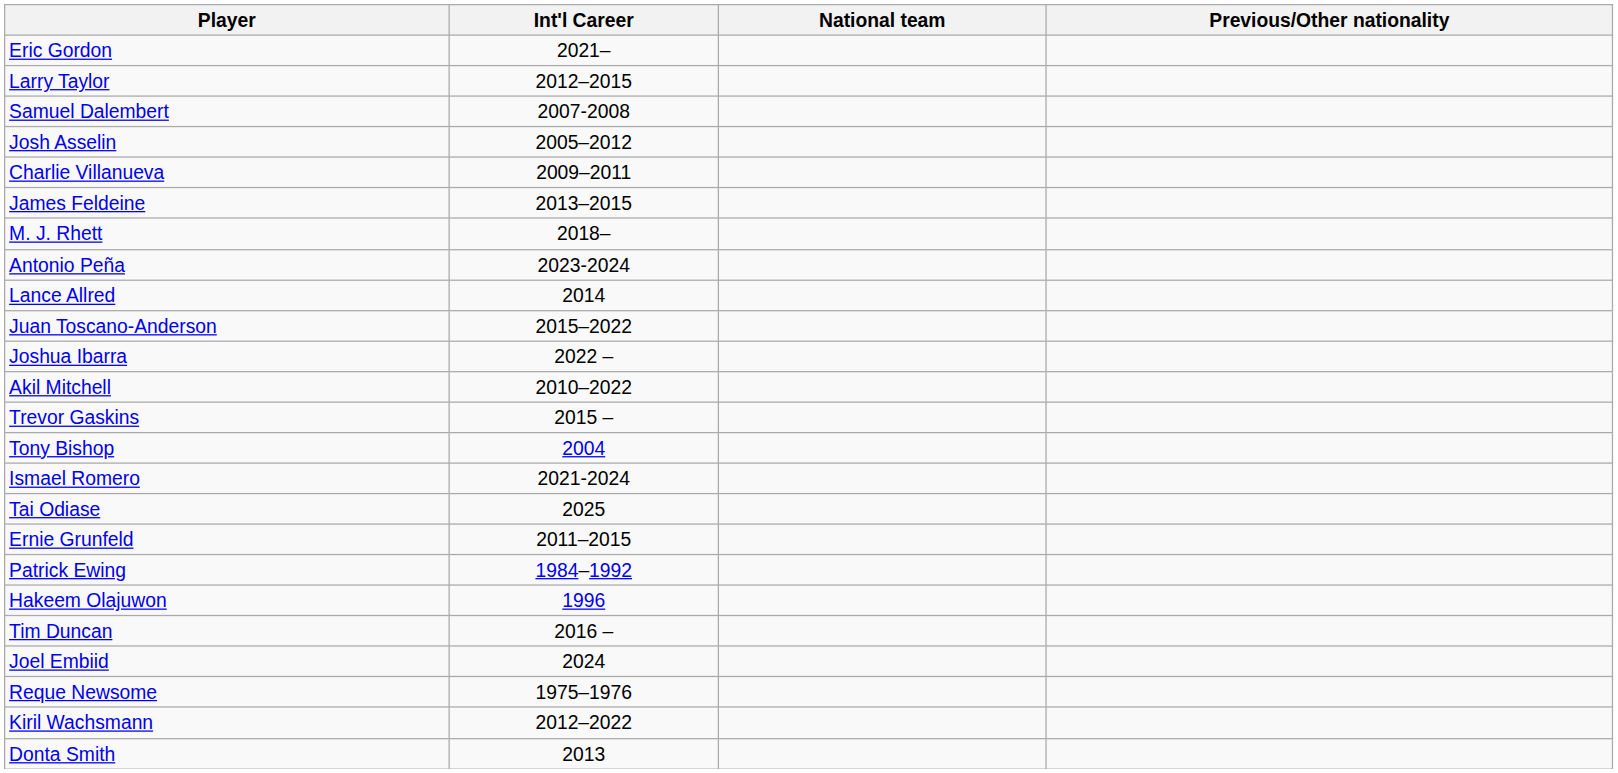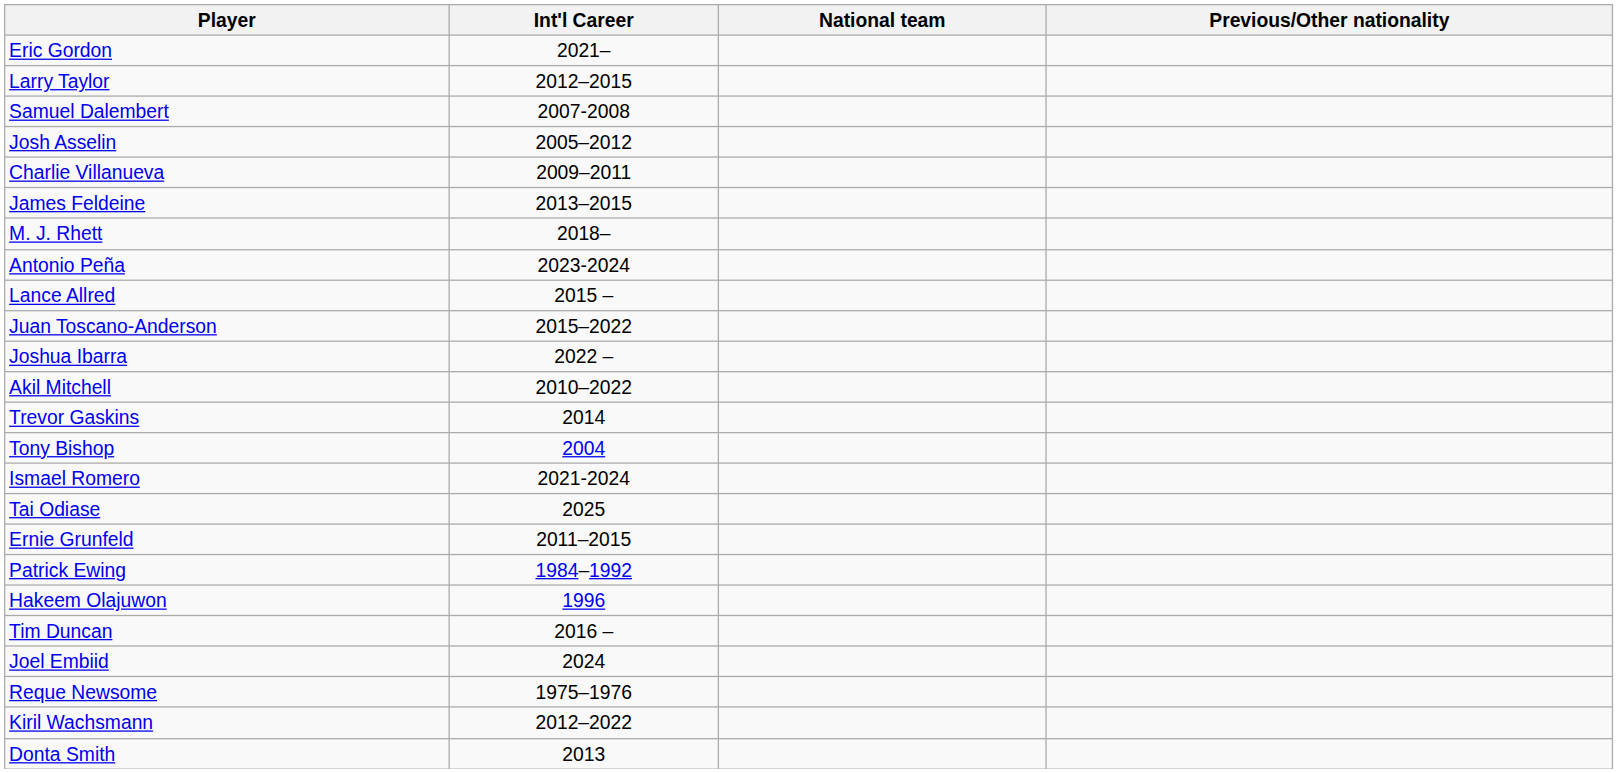(584, 295) 2014 -> (584, 295) 2015 –
(584, 417) 2015 – -> (584, 417) 2014
